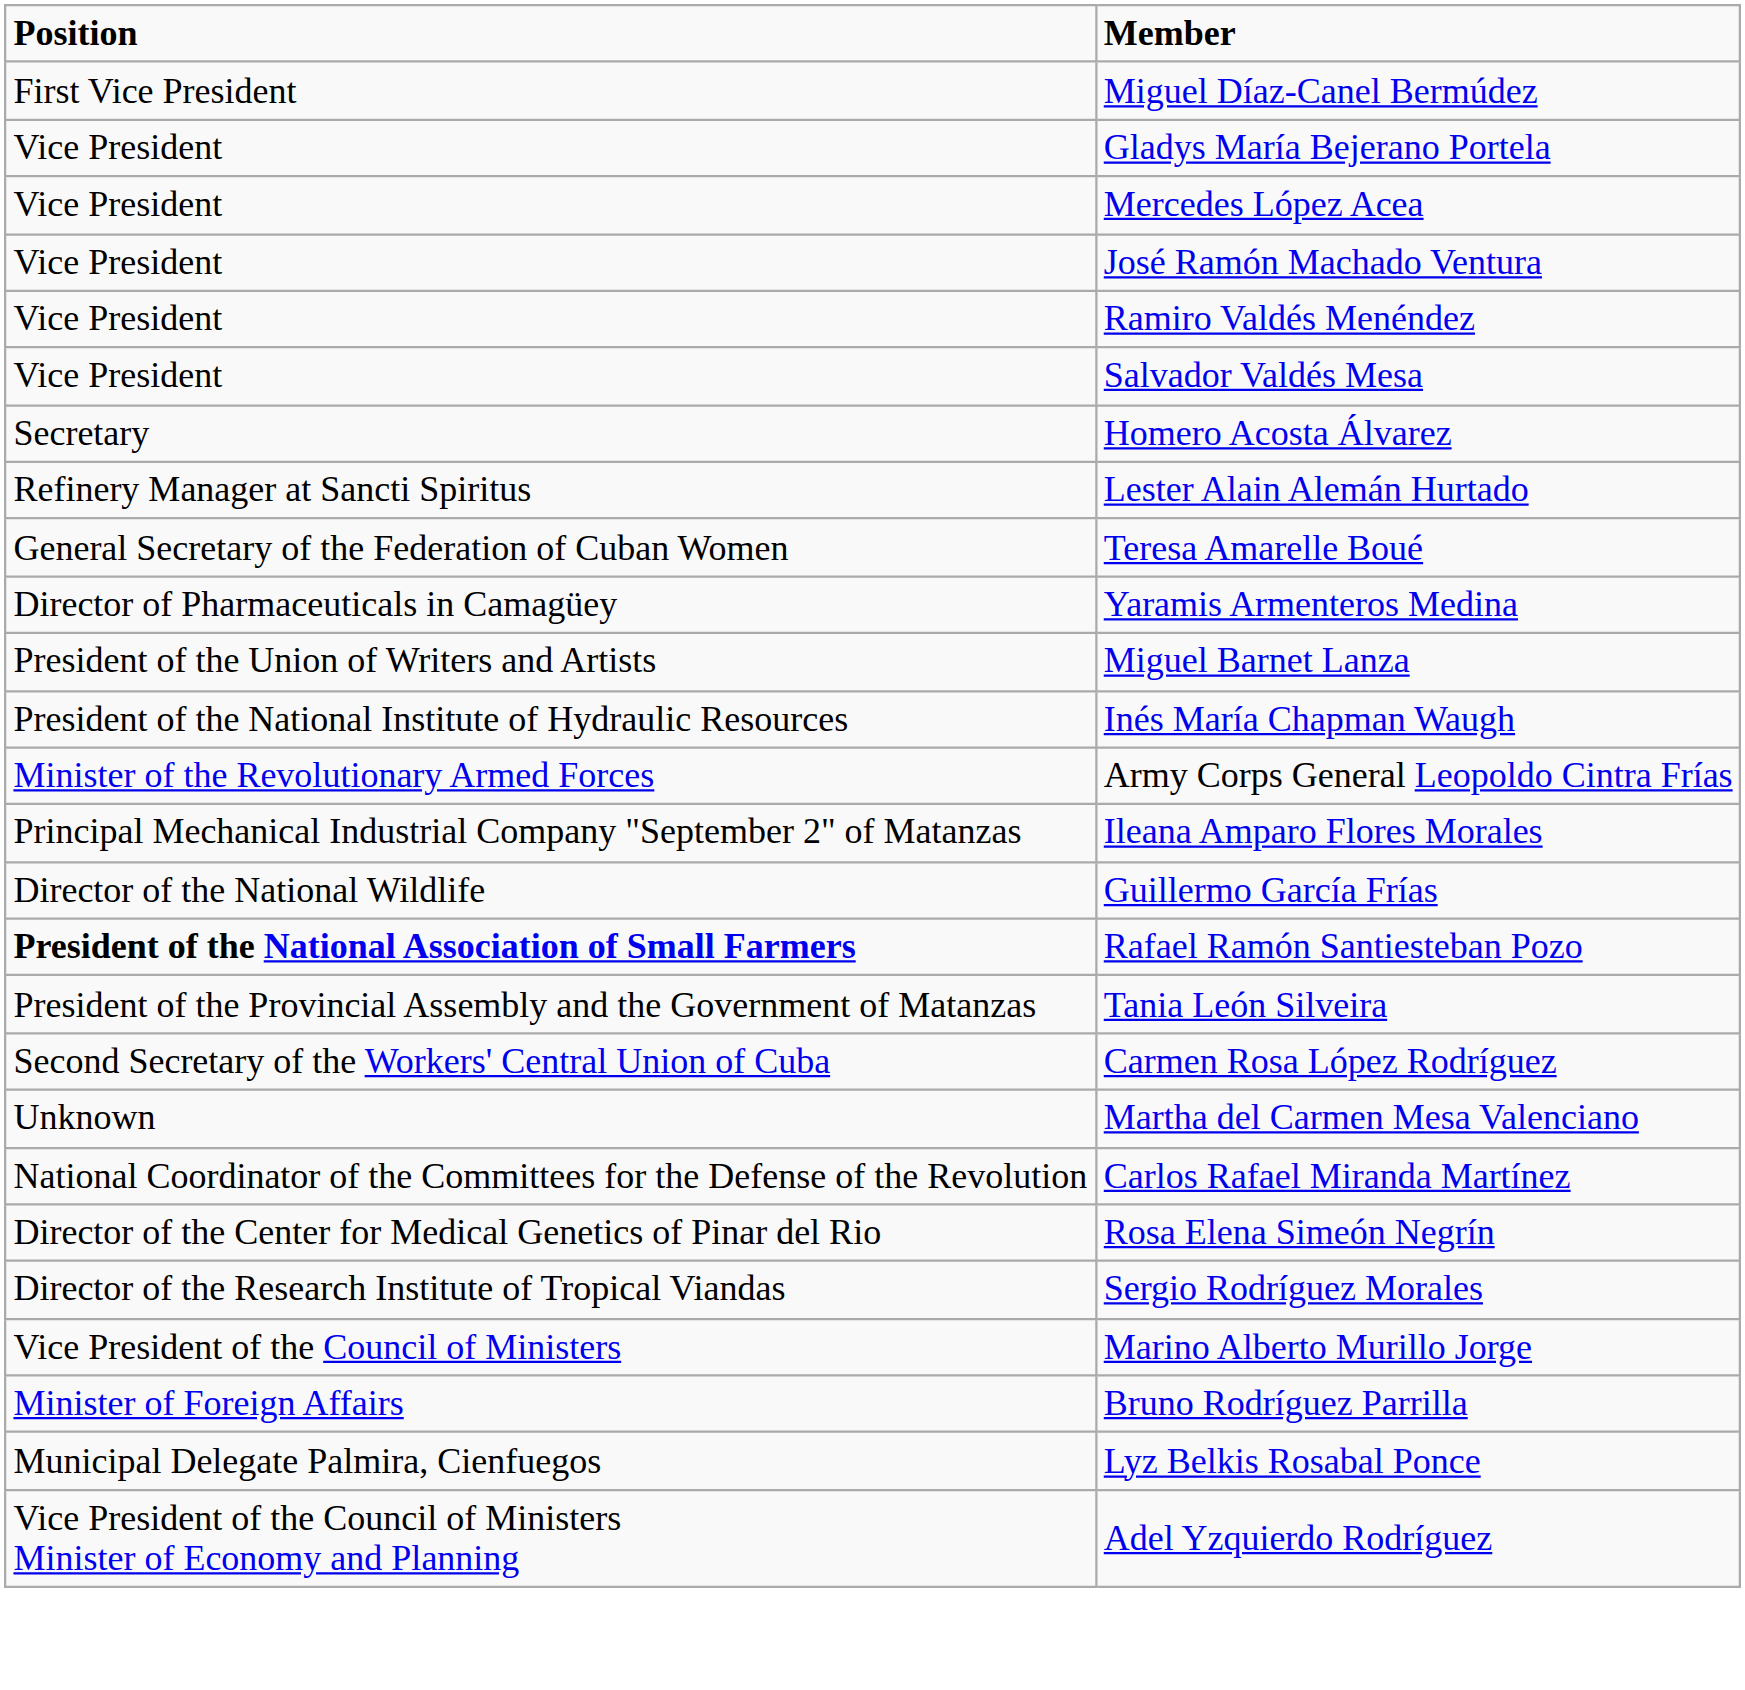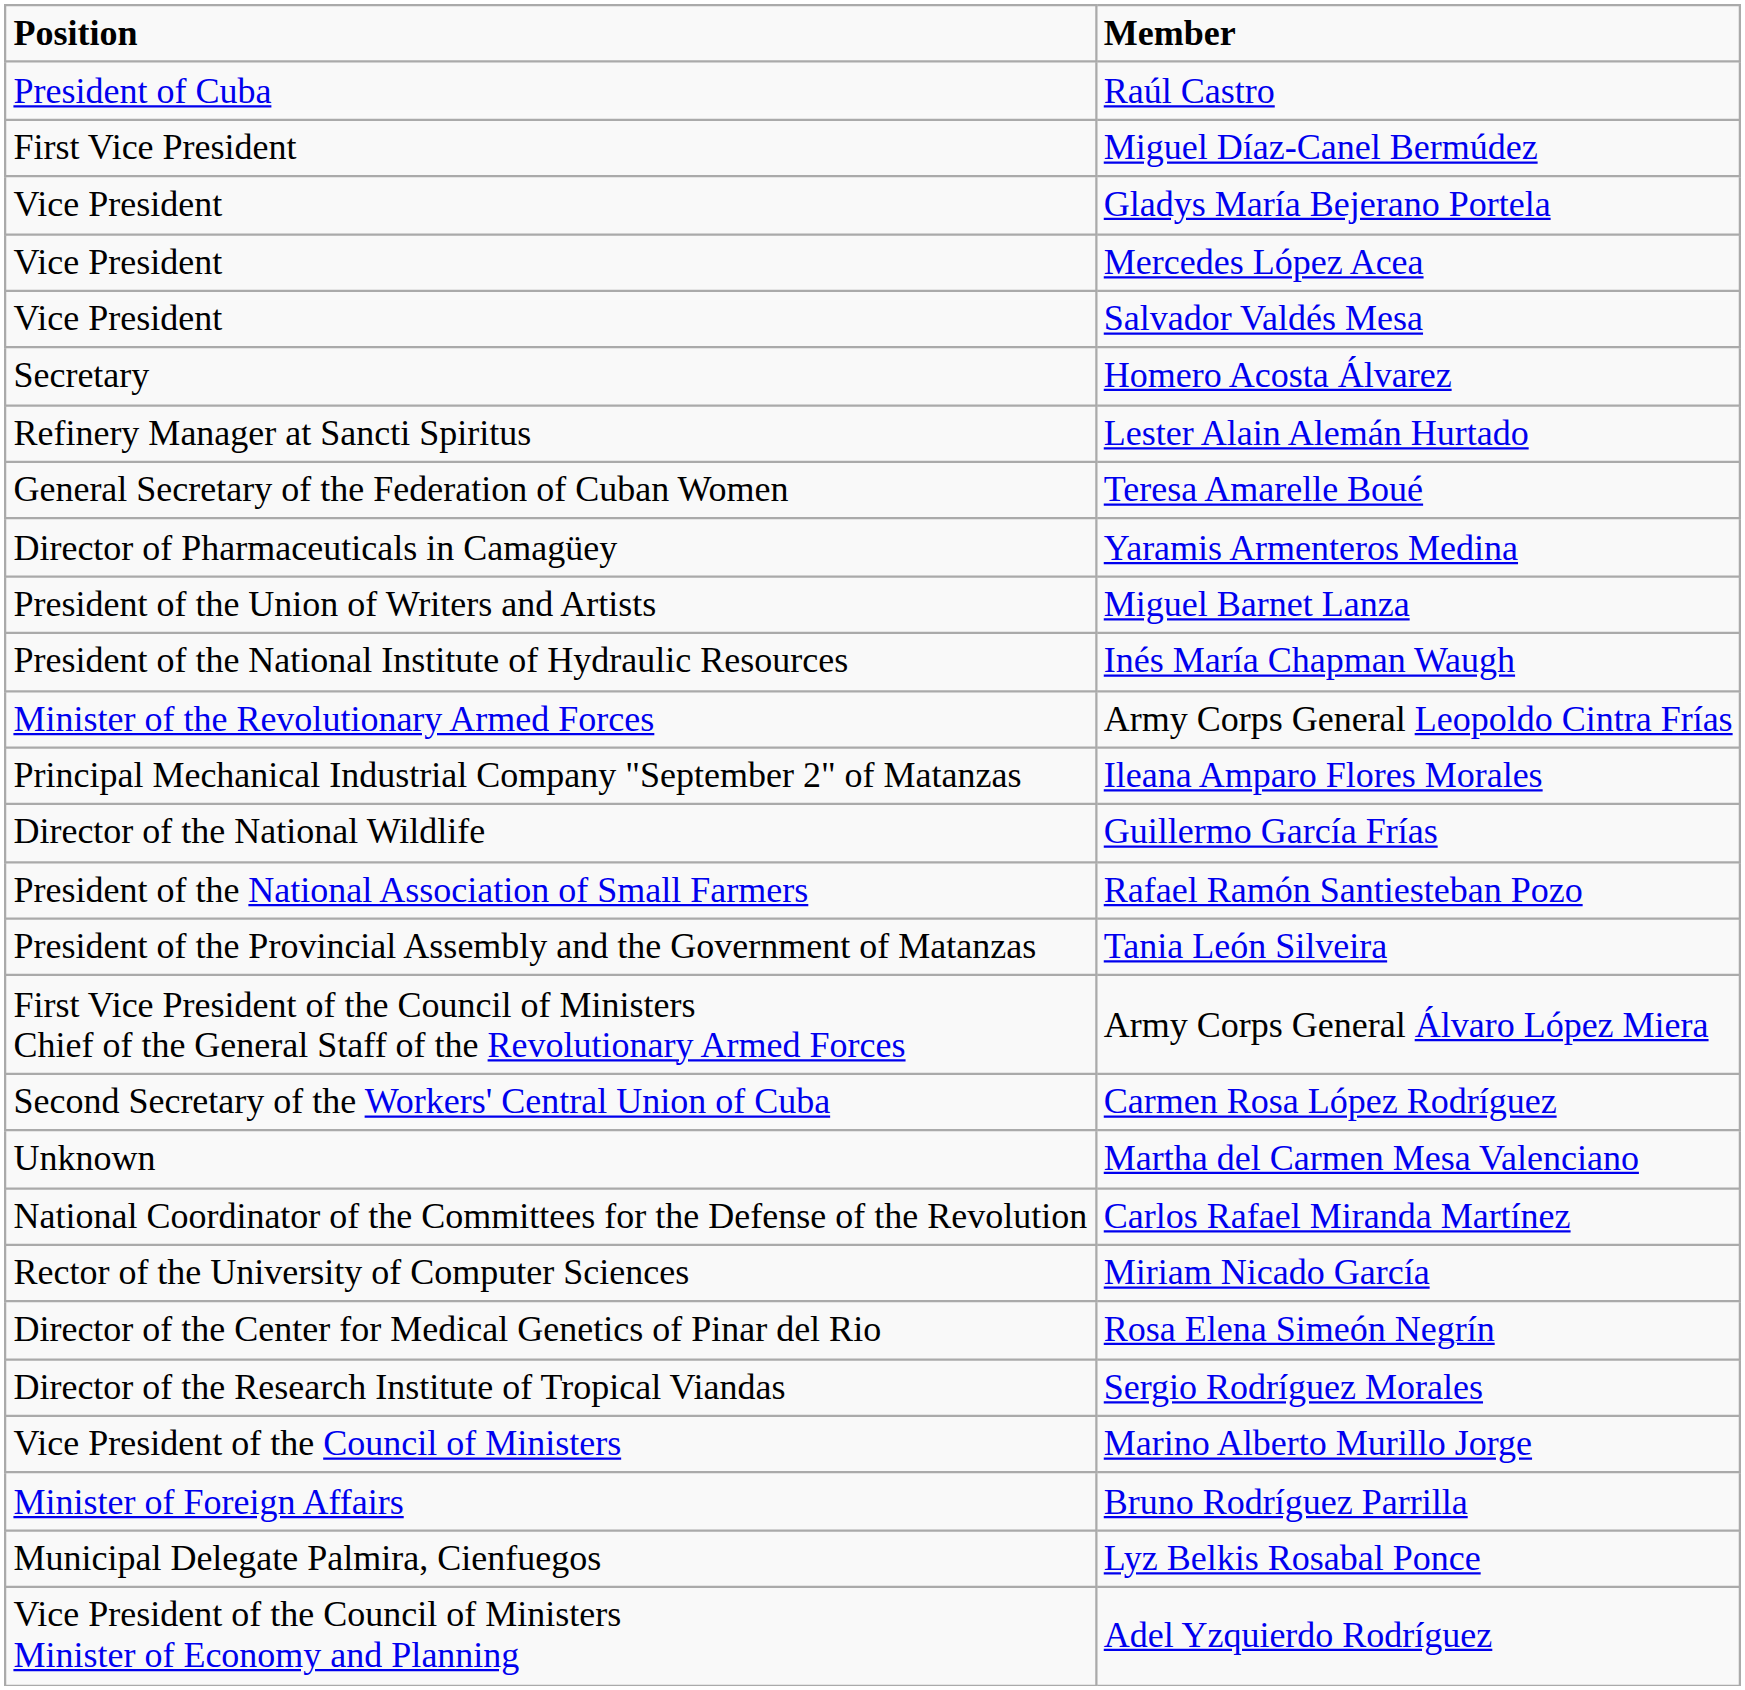+ row: (1189, 90)
- row: (1323, 261)
- row: (1289, 318)
(435, 946) bold -> (411, 889) normal
+ row: (1406, 1023)
+ row: (1267, 1272)
